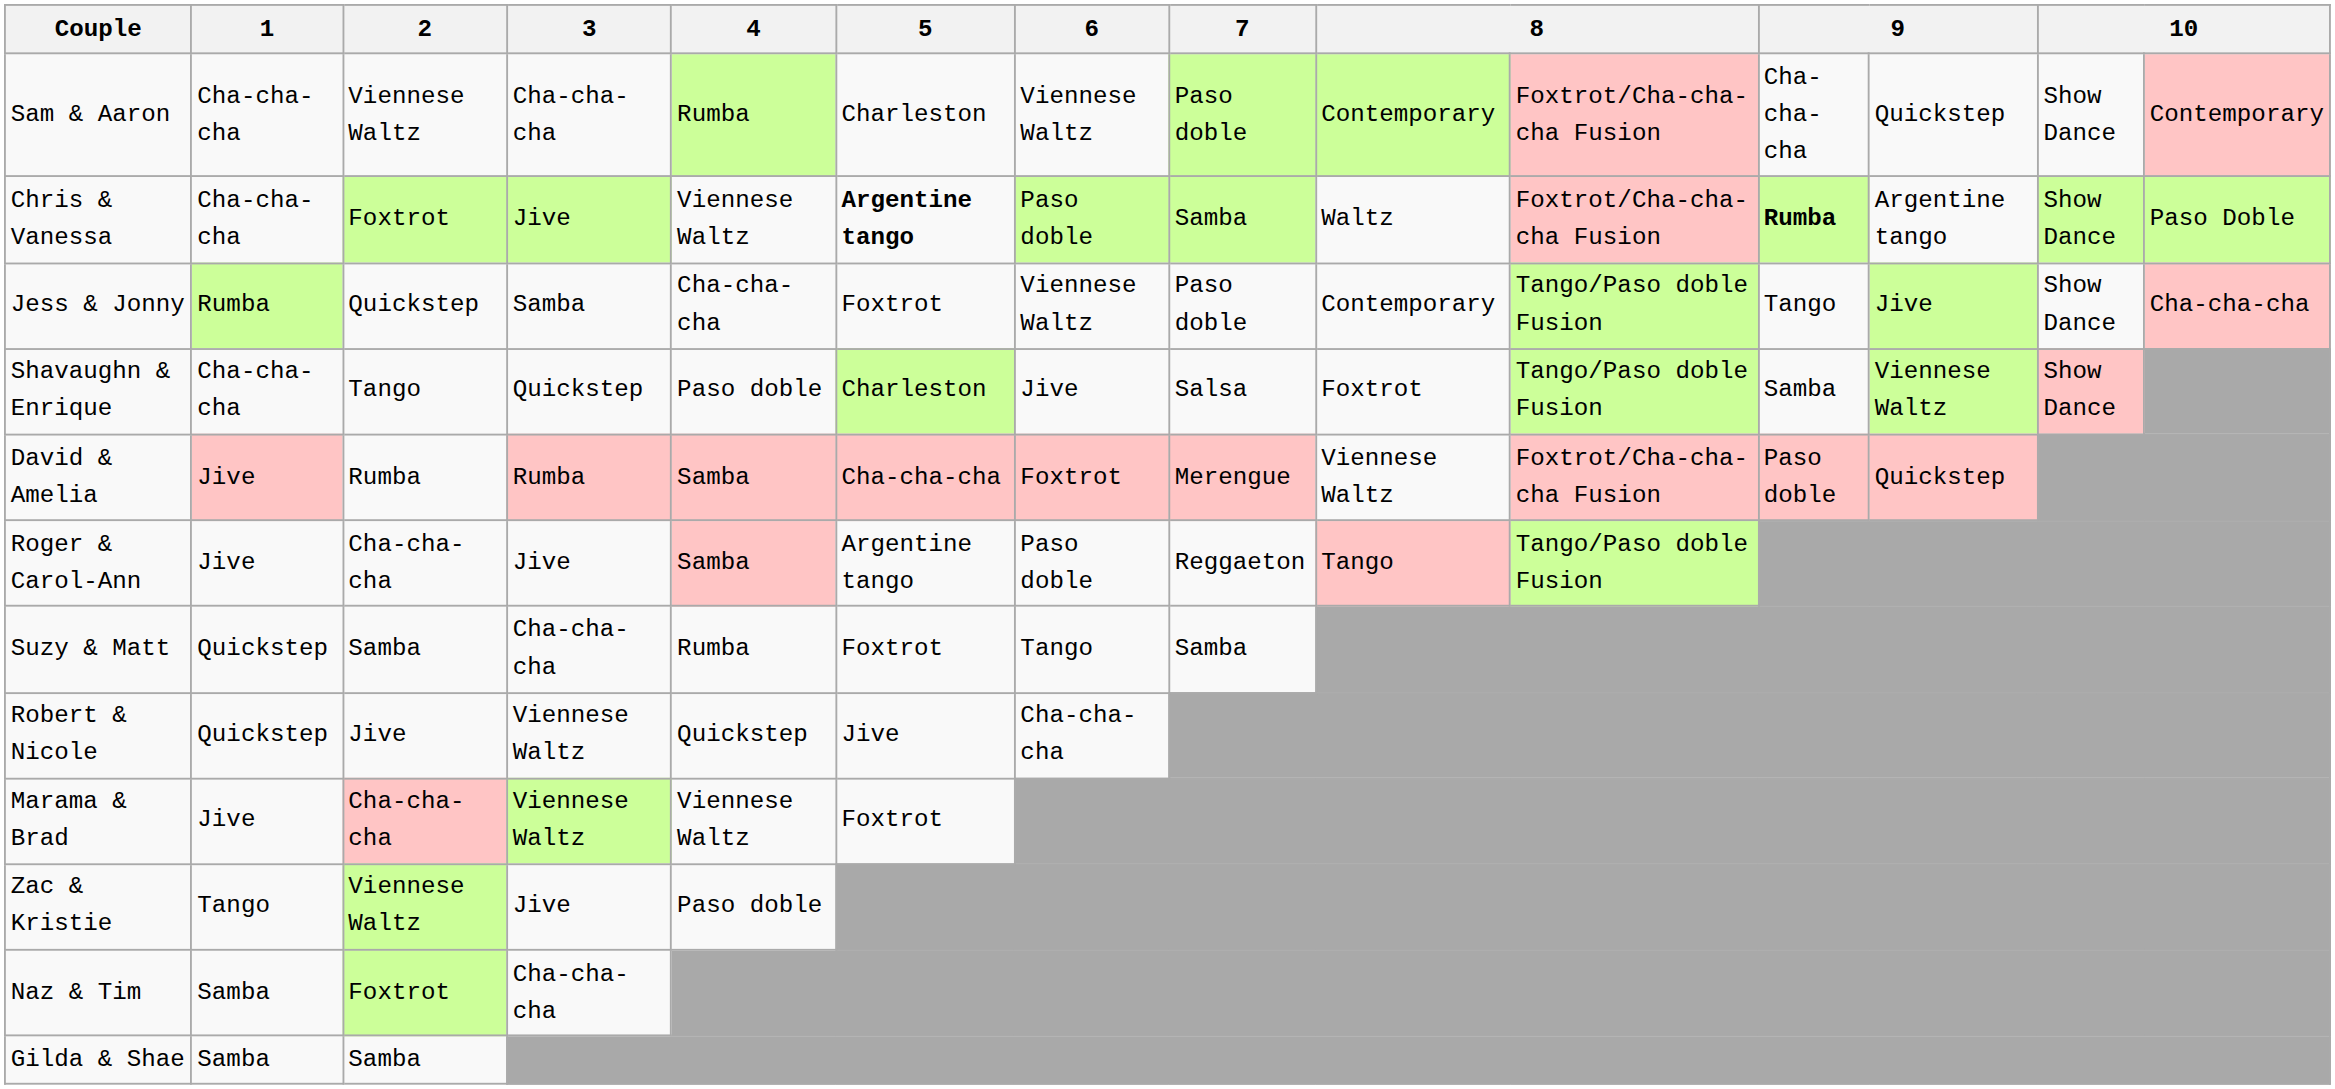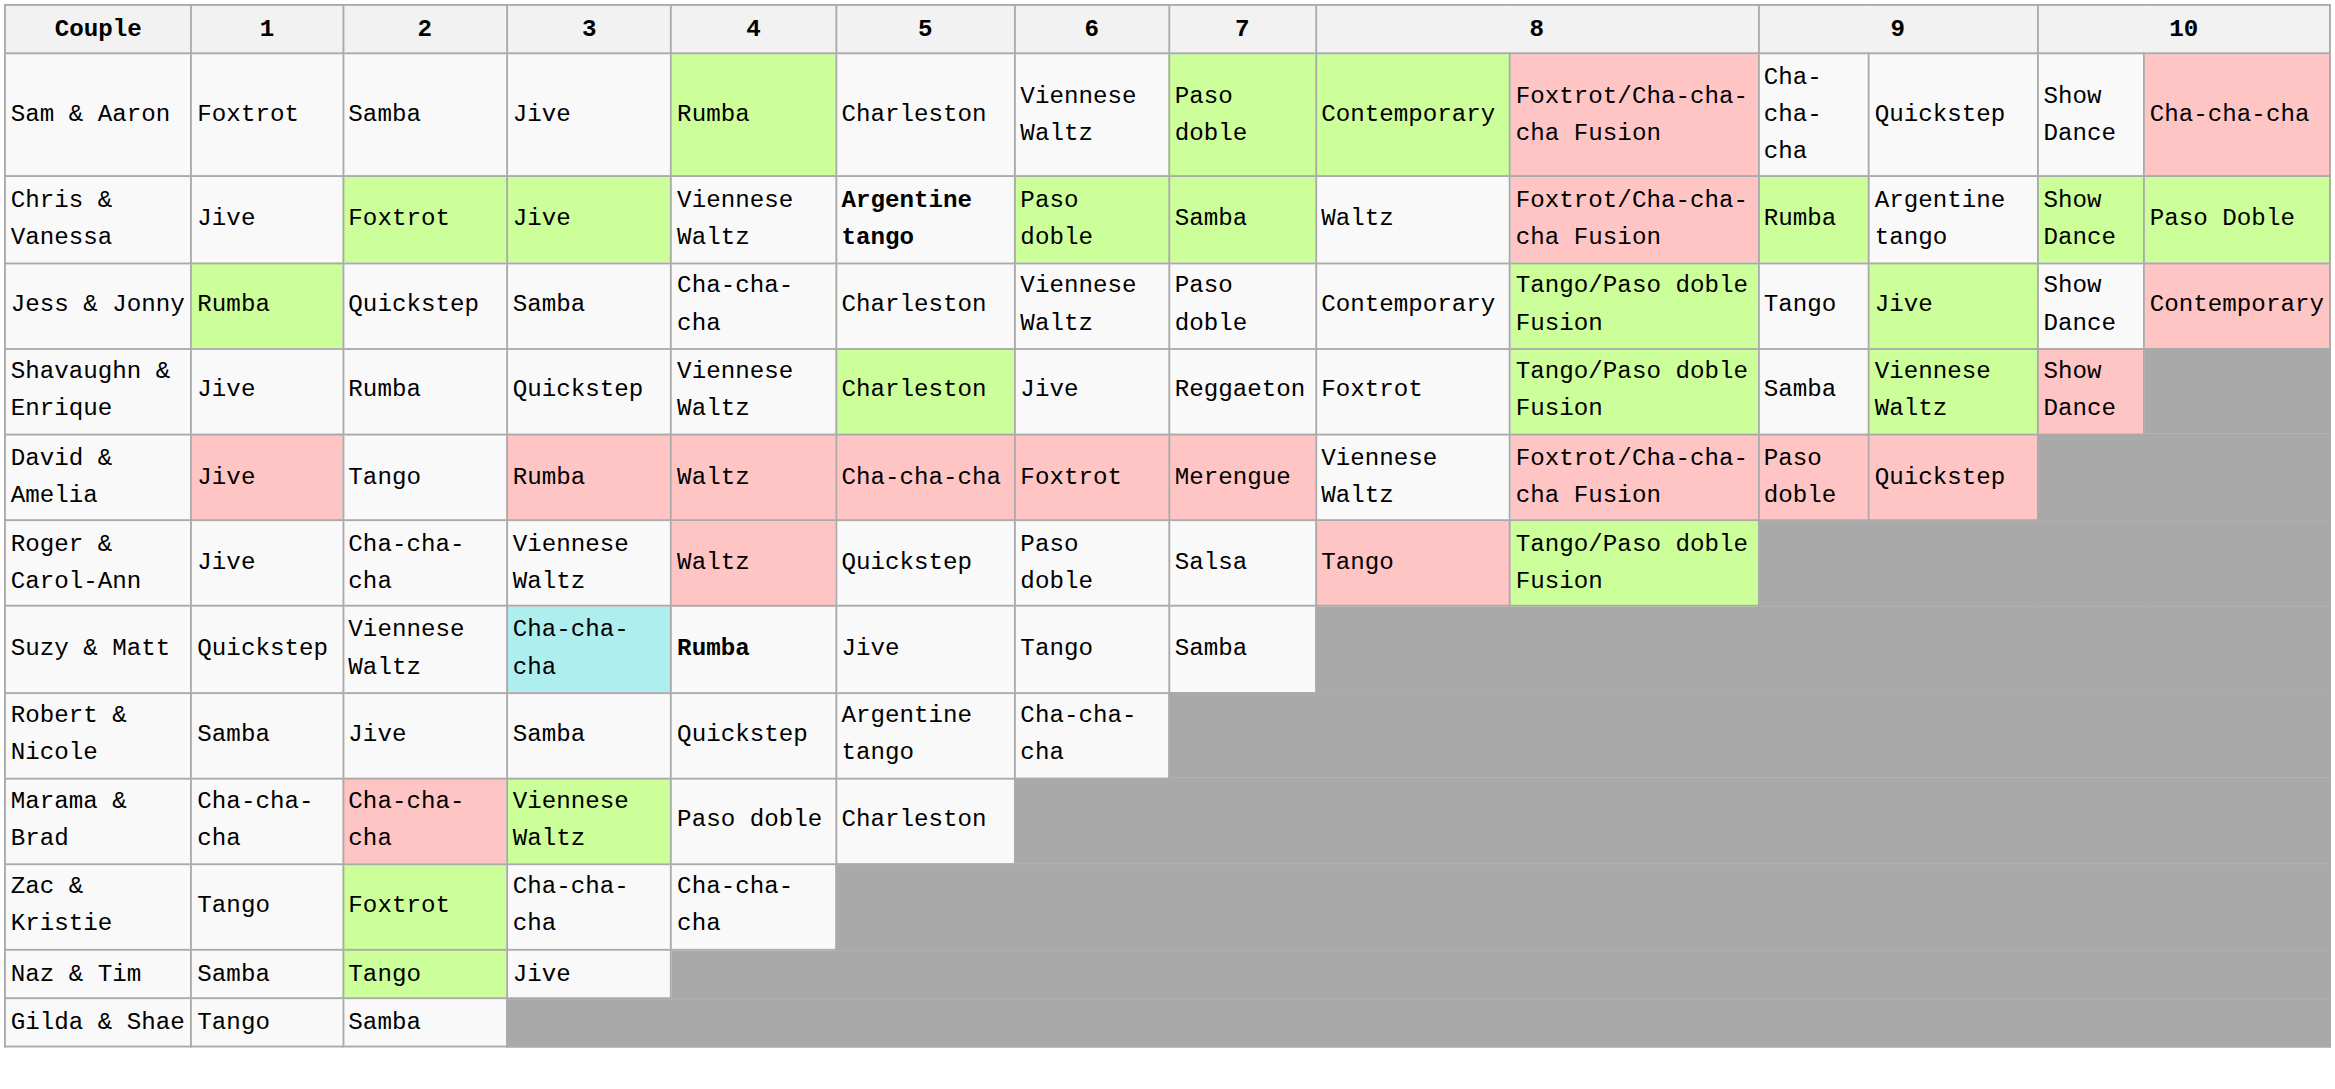(255, 114) Cha-cha-cha -> (248, 114) Foxtrot
(406, 114) Viennese Waltz -> (385, 114) Samba
(571, 114) Cha-cha-cha -> (542, 114) Jive
(2237, 114) Contemporary -> (2230, 114) Cha-cha-cha
(255, 219) Cha-cha-cha -> (226, 219) Jive
(1800, 219) bold -> (1800, 219) normal
(892, 305) Foxtrot -> (914, 305) Charleston
(2230, 305) Cha-cha-cha -> (2237, 305) Contemporary
(255, 391) Cha-cha-cha -> (226, 391) Jive
(385, 391) Tango -> (385, 391) Rumba
(750, 391) Paso doble -> (735, 391) Viennese Waltz
(1211, 391) Salsa -> (1240, 391) Reggaeton
(385, 476) Rumba -> (385, 476) Tango
(713, 476) Samba -> (713, 476) Waltz
(542, 562) Jive -> (571, 562) Viennese Waltz
(713, 562) Samba -> (713, 562) Waltz
(907, 562) Argentine tango -> (907, 562) Quickstep
(1240, 562) Reggaeton -> (1211, 562) Salsa
(385, 648) Samba -> (406, 648) Viennese Waltz
(571, 648) no background -> (571, 648) paleturquoise background
(713, 648) normal -> (713, 648) bold
(892, 648) Foxtrot -> (871, 648) Jive
(263, 734) Quickstep -> (234, 734) Samba
(571, 734) Viennese Waltz -> (549, 734) Samba
(871, 734) Jive -> (907, 734) Argentine tango
(226, 820) Jive -> (255, 820) Cha-cha-cha
(735, 820) Viennese Waltz -> (750, 820) Paso doble
(892, 820) Foxtrot -> (914, 820) Charleston
(406, 906) Viennese Waltz -> (399, 906) Foxtrot
(542, 906) Jive -> (571, 906) Cha-cha-cha
(750, 906) Paso doble -> (735, 906) Cha-cha-cha
(399, 992) Foxtrot -> (385, 973) Tango
(571, 992) Cha-cha-cha -> (542, 973) Jive
(234, 1059) Samba -> (234, 1022) Tango
